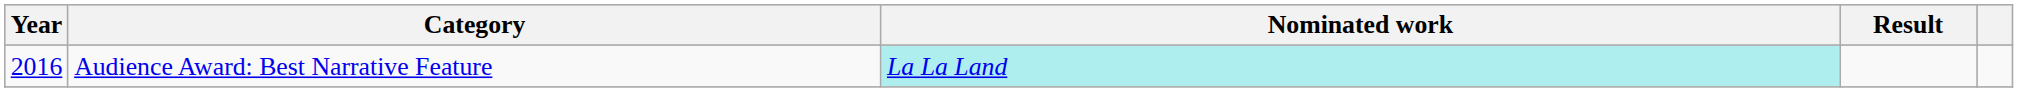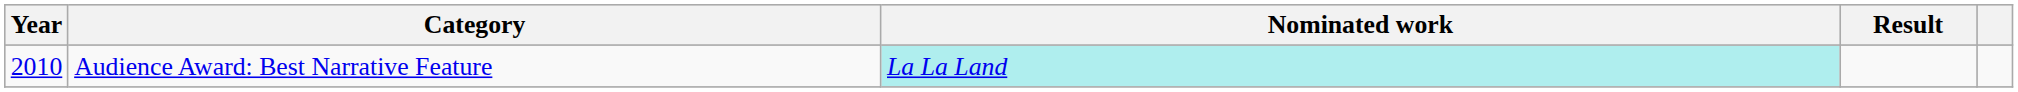(37, 65) 2016 -> (37, 65) 2010
